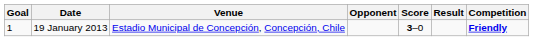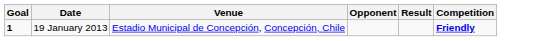- column: (415, 12)
(9, 27) normal -> (9, 27) bold
